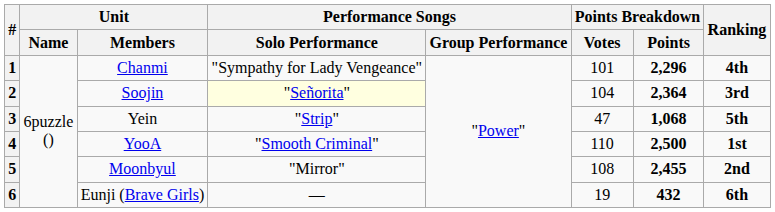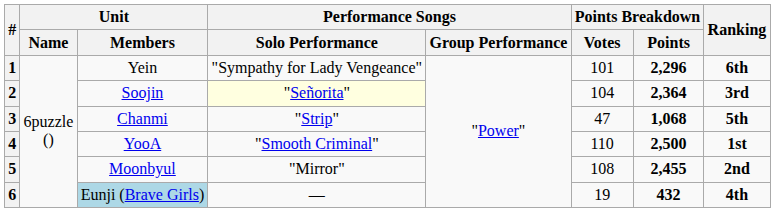(142, 67) Chanmi -> (142, 67) Yein
(737, 67) 4th -> (737, 67) 6th
(142, 118) Yein -> (142, 118) Chanmi
(142, 194) no background -> (142, 194) lightblue background
(737, 194) 6th -> (737, 194) 4th
